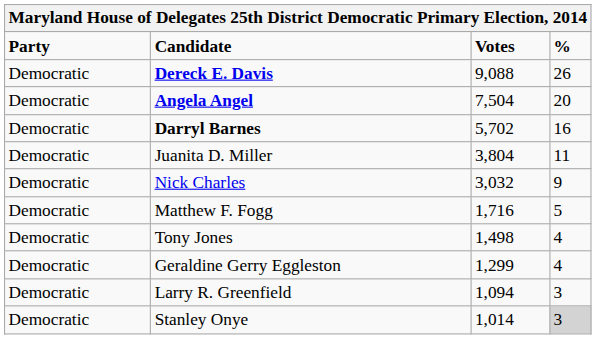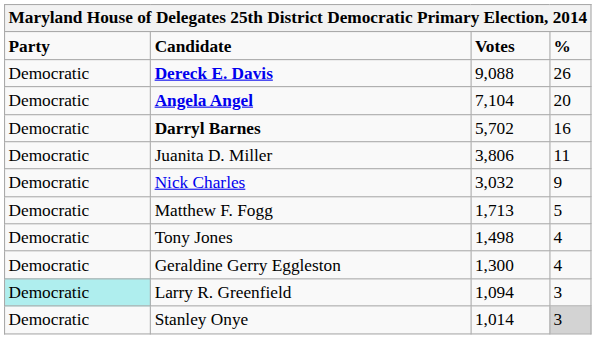(494, 100) 7,504 -> (494, 100) 7,104
(494, 155) 3,804 -> (494, 155) 3,806
(494, 210) 1,716 -> (494, 210) 1,713
(494, 264) 1,299 -> (494, 264) 1,300
(49, 292) no background -> (49, 292) paleturquoise background
